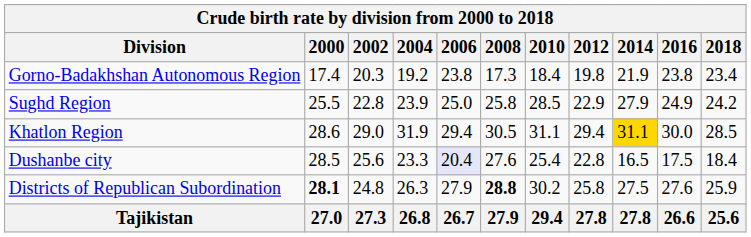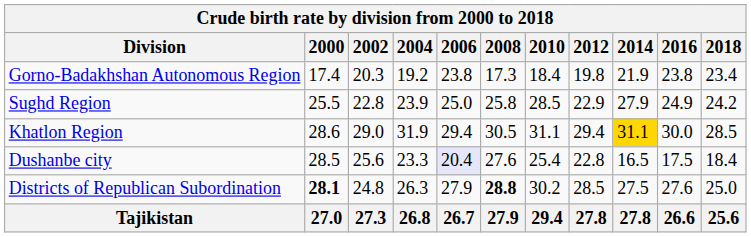(589, 189) 25.8 -> (589, 189) 28.5
(721, 189) 25.9 -> (721, 189) 25.0
